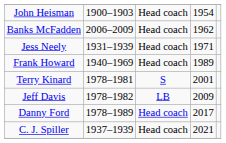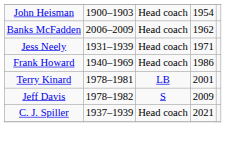(203, 63) 1989 -> (203, 63) 1986
(163, 79) S -> (163, 79) LB
(163, 96) LB -> (163, 96) S
- row: (44, 113)
